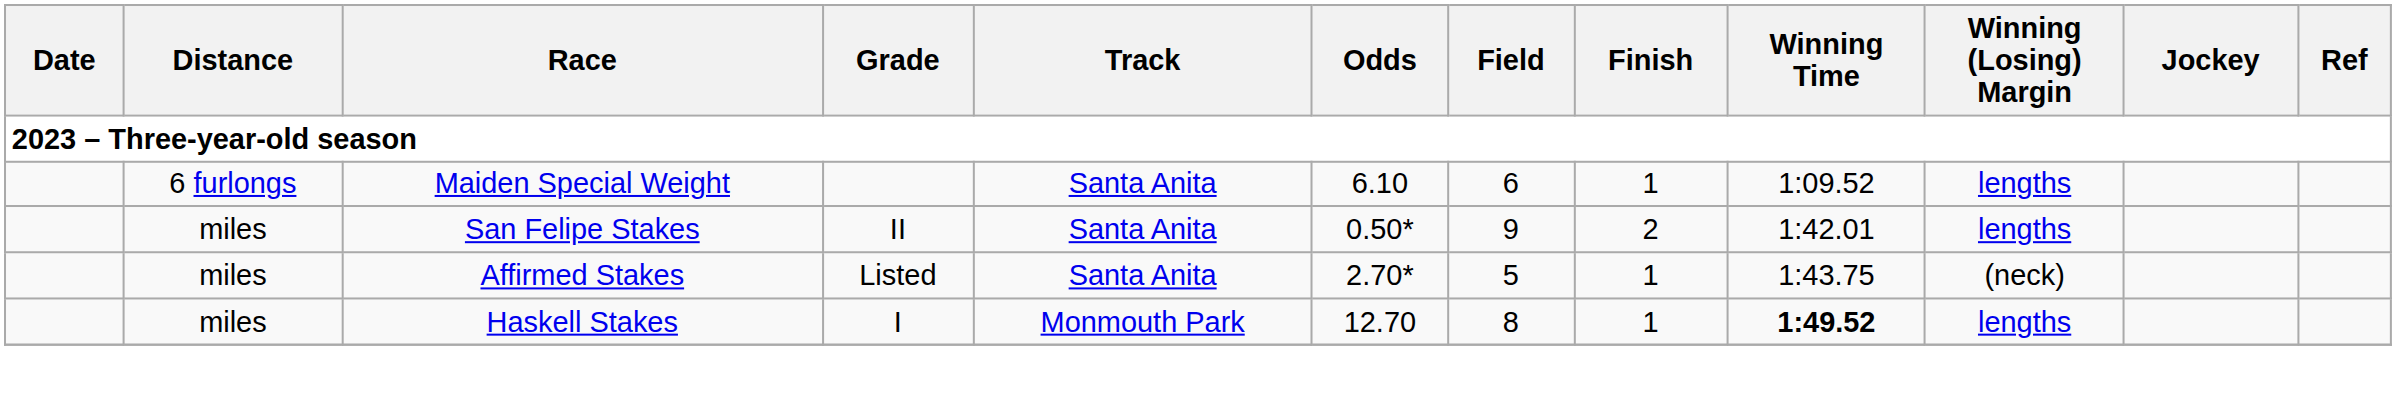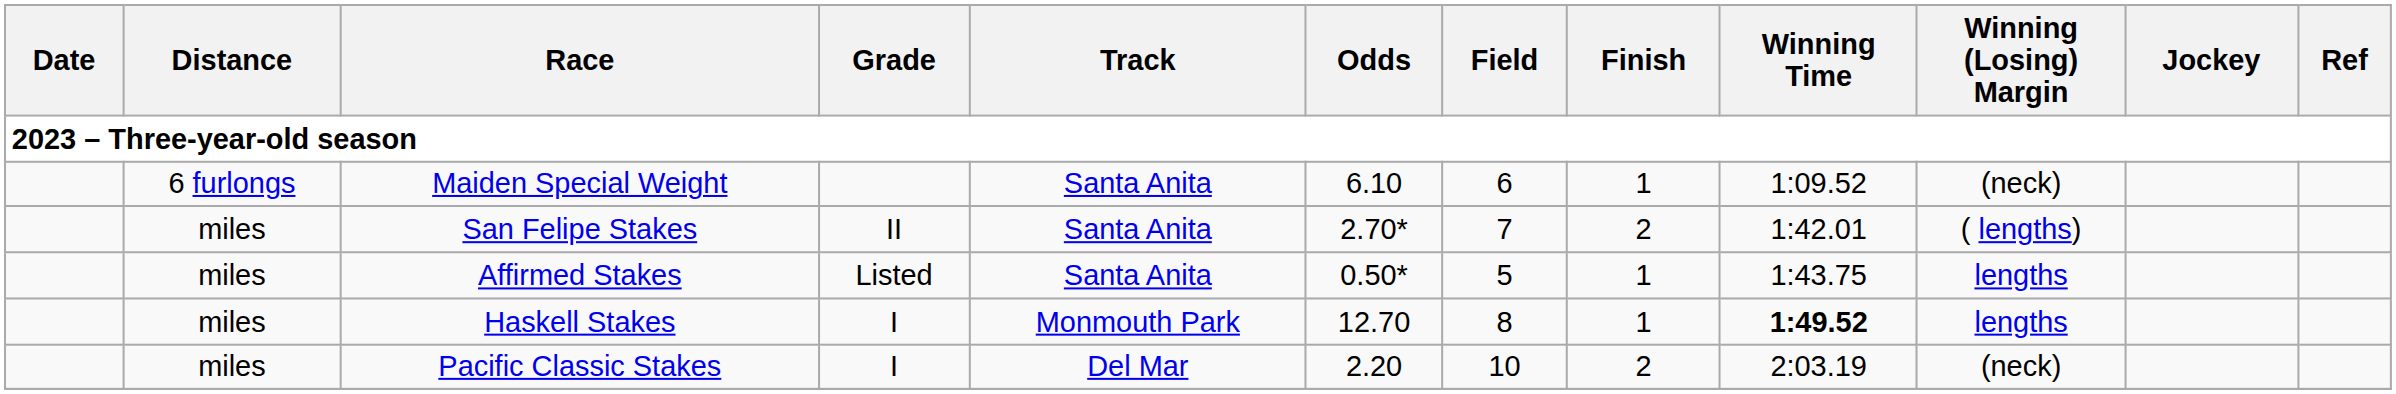(2025, 184) lengths -> (2021, 184) (neck)
(1380, 230) 0.50* -> (1374, 230) 2.70*
(1511, 230) 9 -> (1505, 230) 7
(2025, 230) lengths -> (2021, 230) ( lengths)
(1380, 275) 2.70* -> (1374, 275) 0.50*
(2025, 275) (neck) -> (2021, 275) lengths
+ row: (580, 367)
